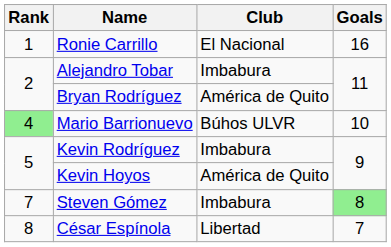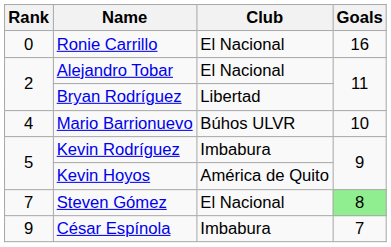(29, 44) 1 -> (29, 44) 0
(235, 70) Imbabura -> (242, 70) El Nacional
(265, 96) América de Quito -> (230, 96) Libertad
(29, 123) lightgreen background -> (29, 123) no background
(235, 202) Imbabura -> (242, 202) El Nacional
(29, 228) 8 -> (29, 228) 9
(230, 228) Libertad -> (235, 228) Imbabura
